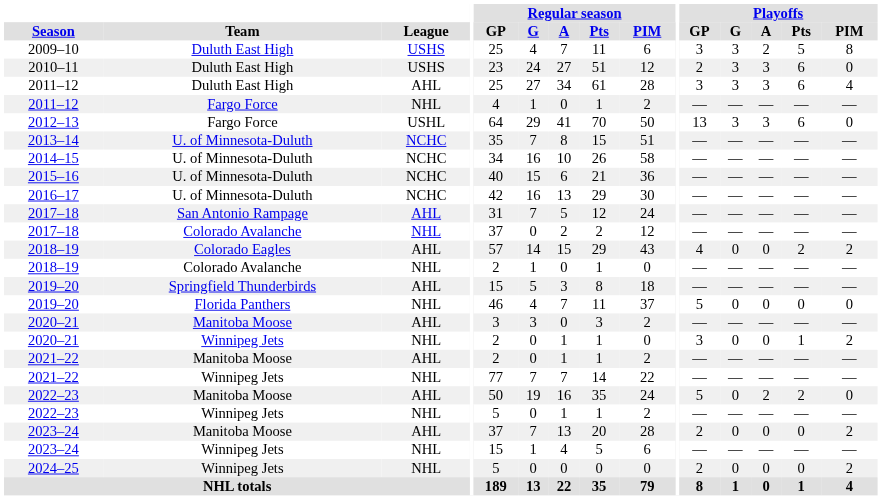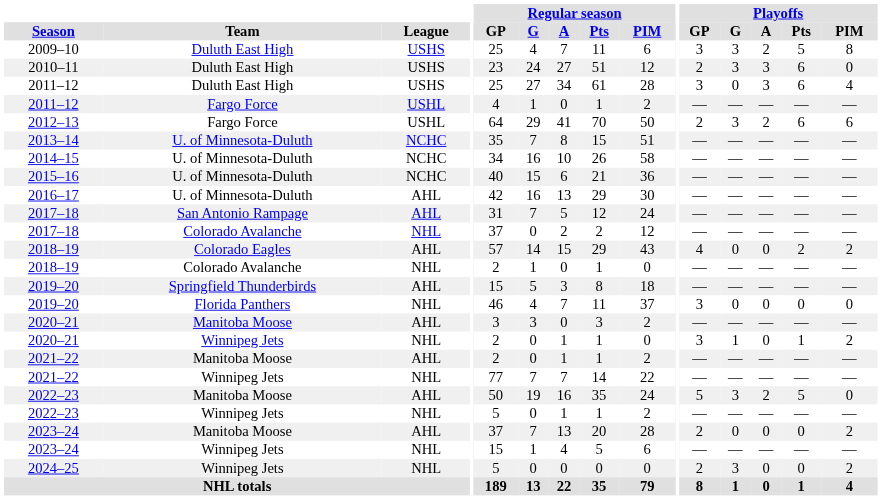(426, 85) AHL -> (426, 85) USHS
(735, 85) 3 -> (735, 85) 0
(426, 104) NHL -> (426, 104) USHL
(699, 122) 13 -> (699, 122) 2
(766, 122) 3 -> (766, 122) 2
(849, 122) 0 -> (849, 122) 6
(426, 195) NCHC -> (426, 195) AHL
(699, 304) 5 -> (699, 304) 3
(735, 340) 0 -> (735, 340) 1
(735, 395) 0 -> (735, 395) 3
(801, 395) 2 -> (801, 395) 5
(735, 468) 0 -> (735, 468) 3
